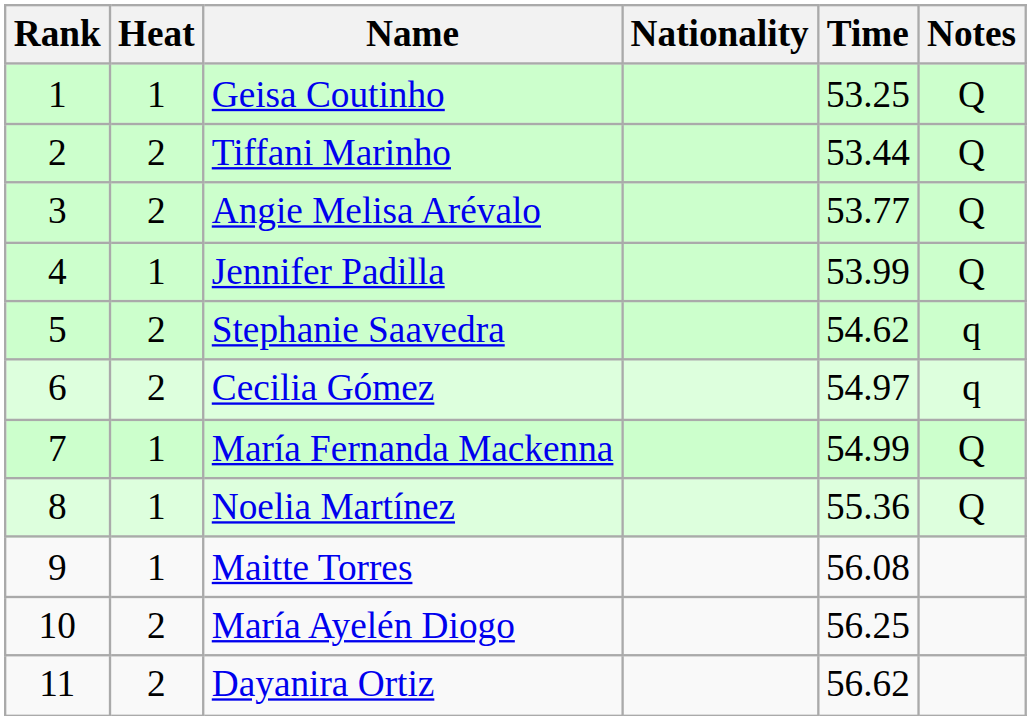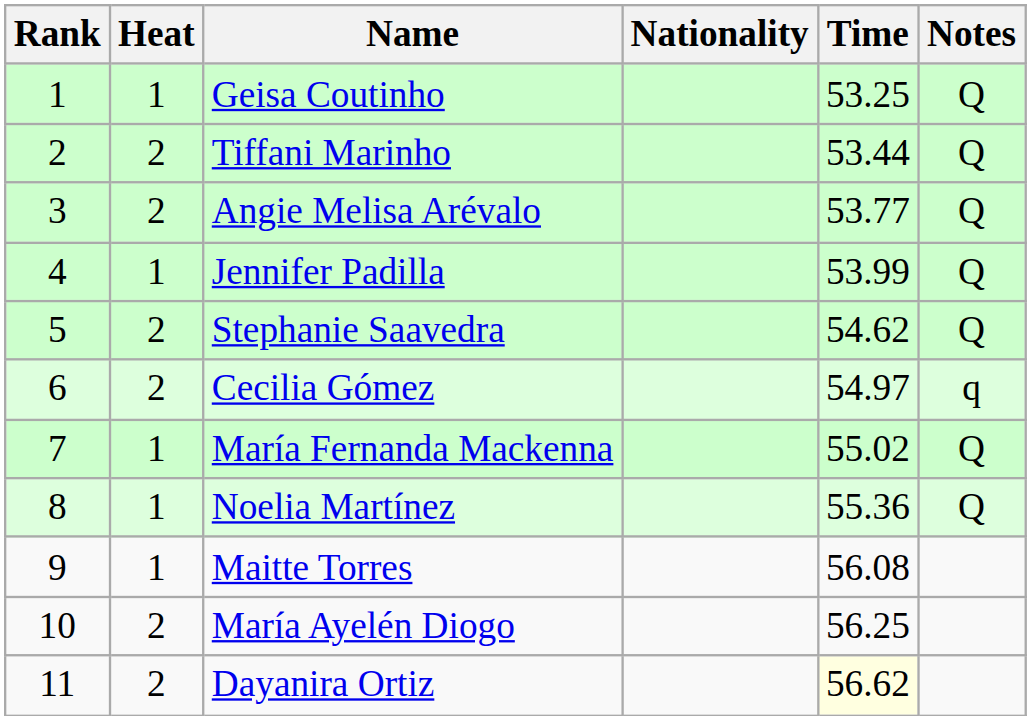(971, 329) q -> (971, 329) Q
(868, 447) 54.99 -> (868, 447) 55.02
(868, 684) no background -> (868, 684) lightyellow background
